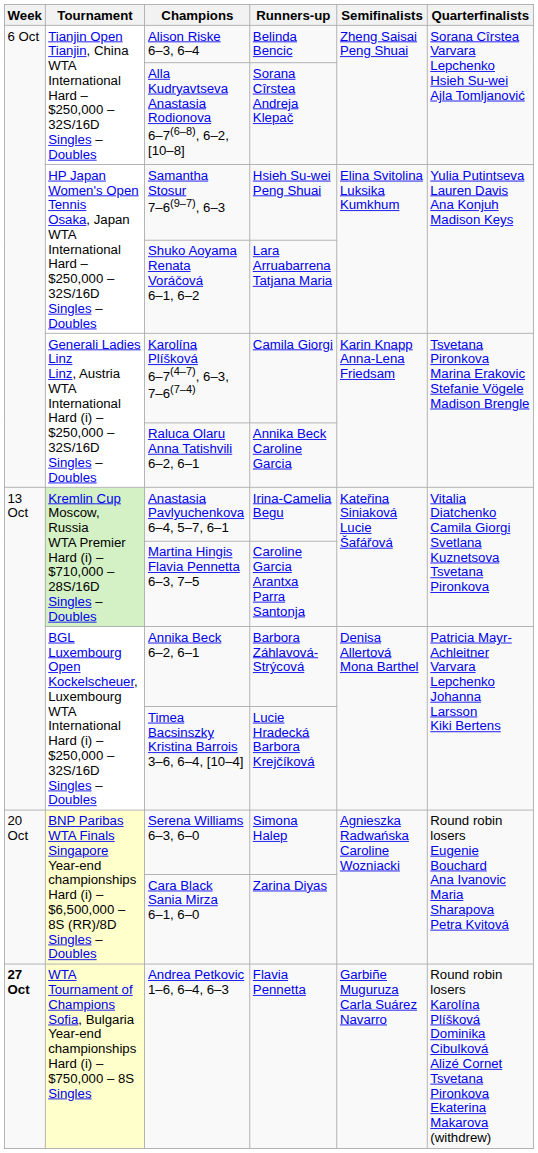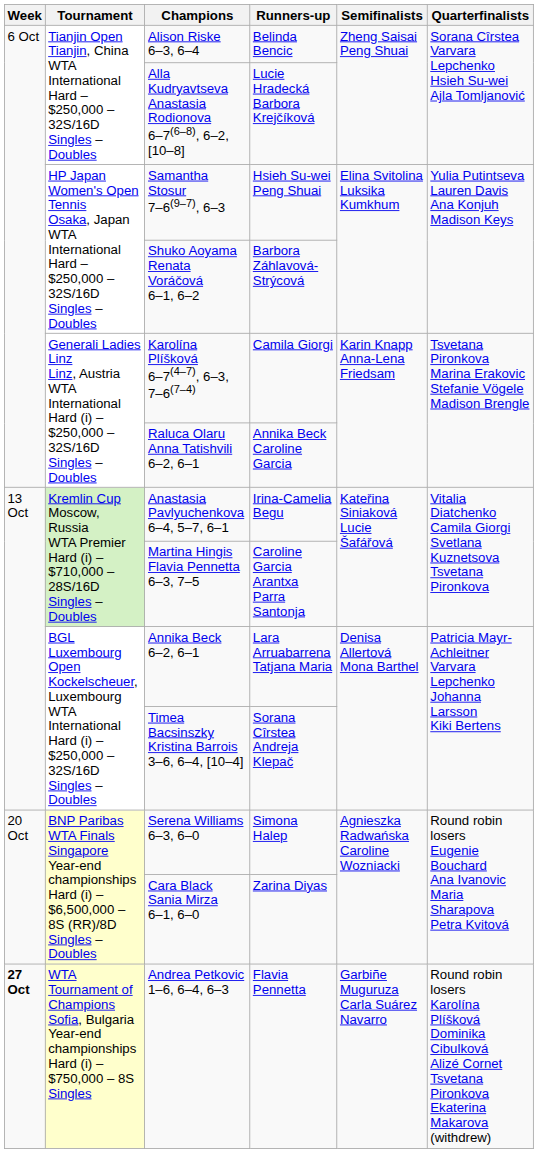(276, 96) Sorana Cîrstea Andreja Klepač -> (284, 96) Lucie Hradecká Barbora Krejčíková
(293, 266) Lara Arruabarrena Tatjana Maria -> (286, 266) Barbora Záhlavová-Strýcová
(286, 652) Barbora Záhlavová-Strýcová -> (293, 652) Lara Arruabarrena Tatjana Maria
(284, 740) Lucie Hradecká Barbora Krejčíková -> (276, 740) Sorana Cîrstea Andreja Klepač
